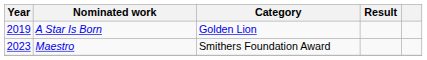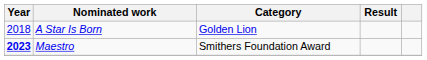(19, 30) 2019 -> (19, 30) 2018
(19, 47) normal -> (19, 47) bold
